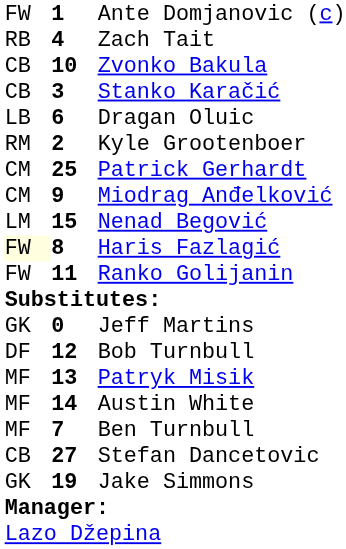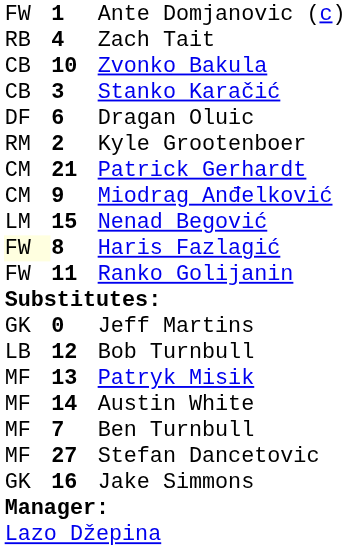(18, 118) LB -> (18, 118) DF
(64, 170) 25 -> (64, 170) 21
(18, 353) DF -> (18, 353) LB
(18, 457) CB -> (18, 457) MF
(64, 483) 19 -> (64, 483) 16
